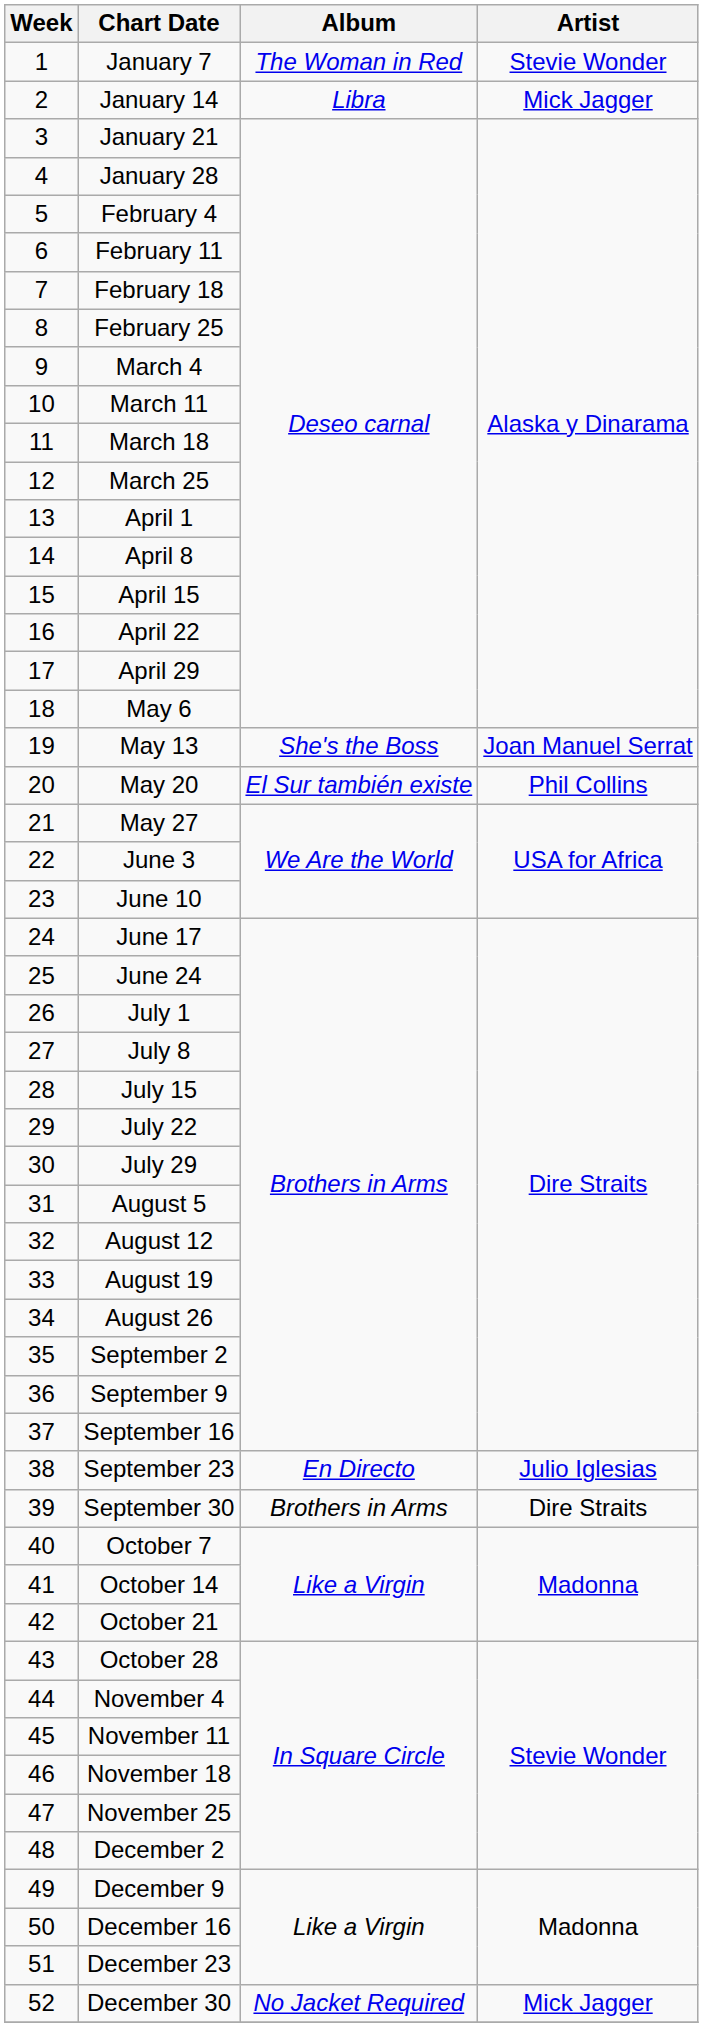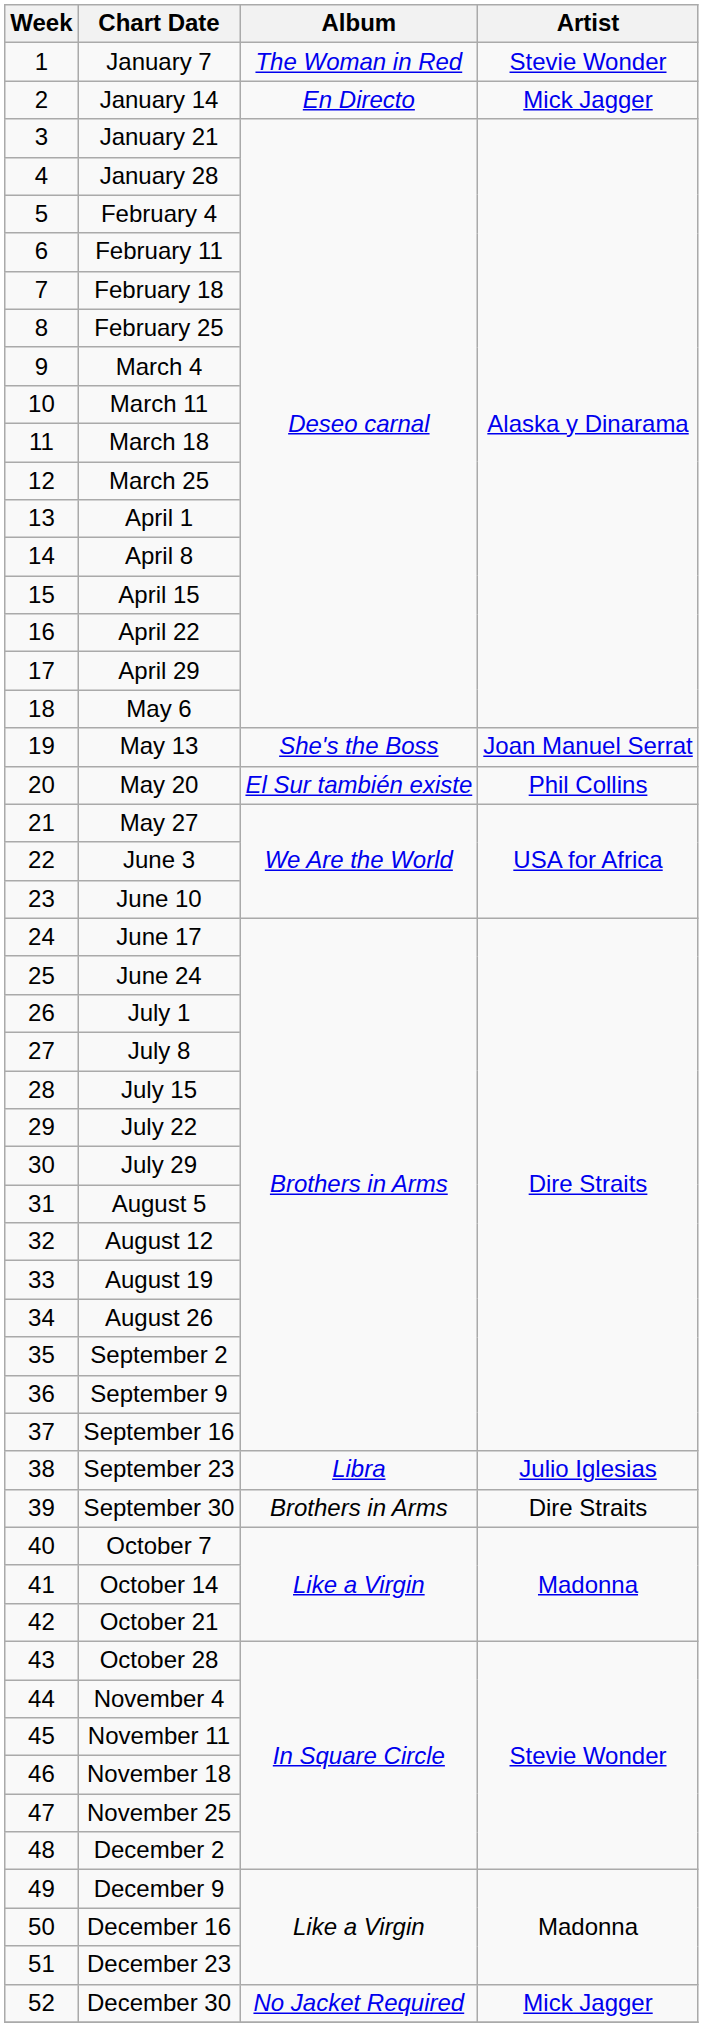(359, 99) Libra -> (359, 99) En Directo
(359, 1469) En Directo -> (359, 1469) Libra
